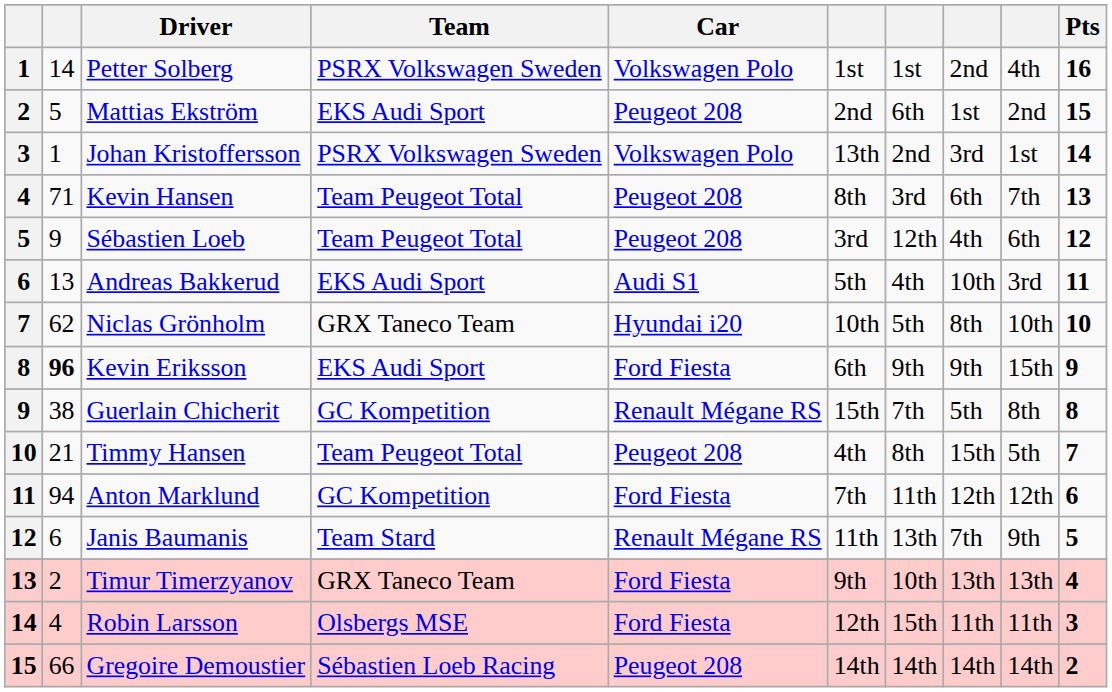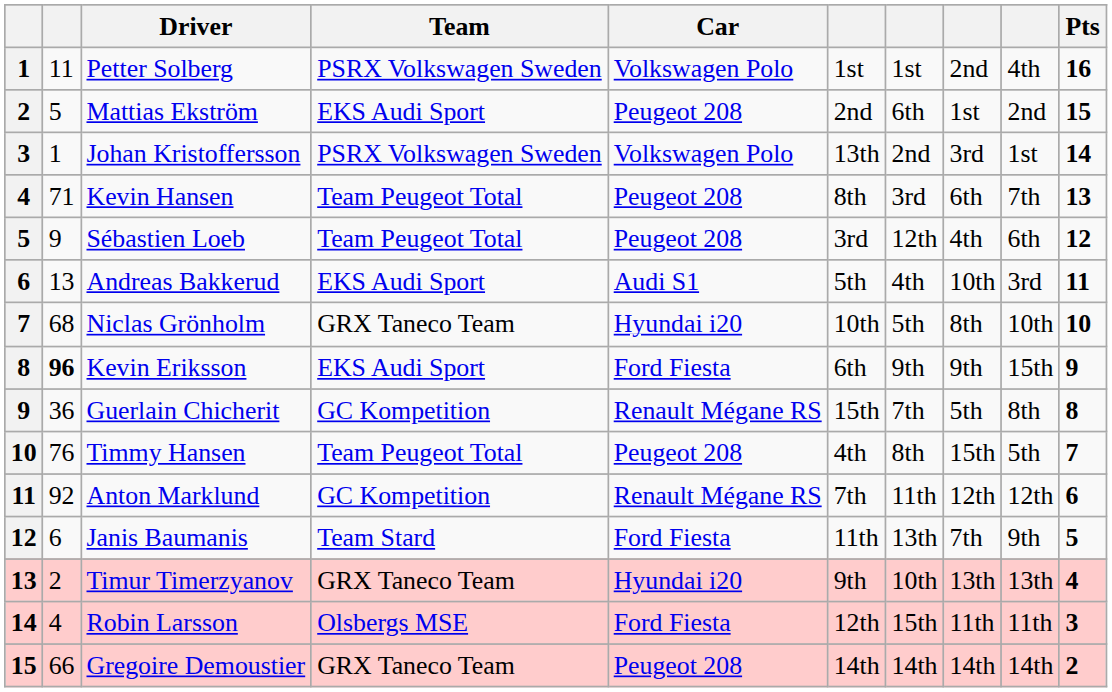(62, 68) 14 -> (61, 68) 11
(62, 324) 62 -> (62, 324) 68
(62, 409) 38 -> (62, 409) 36
(62, 452) 21 -> (62, 452) 76
(62, 494) 94 -> (62, 494) 92
(672, 494) Ford Fiesta -> (718, 494) Renault Mégane RS
(718, 537) Renault Mégane RS -> (672, 537) Ford Fiesta
(672, 579) Ford Fiesta -> (678, 579) Hyundai i20
(436, 665) Sébastien Loeb Racing -> (416, 665) GRX Taneco Team
